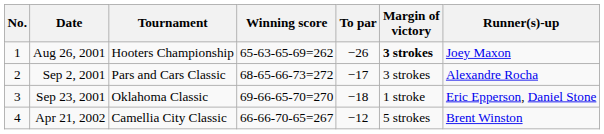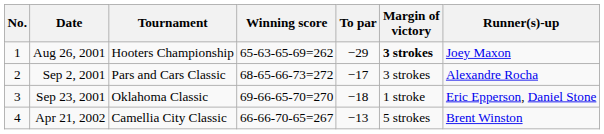(358, 53) −26 -> (358, 53) −29
(358, 118) −12 -> (358, 118) −13
